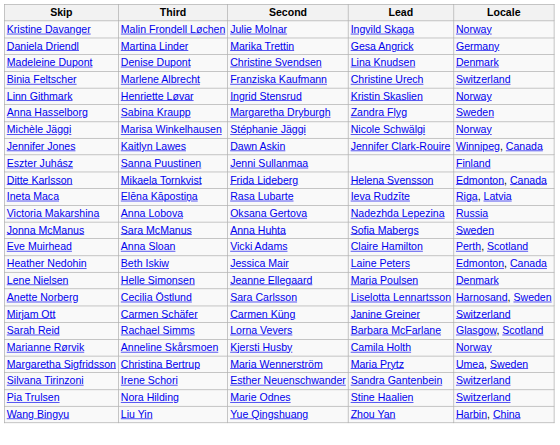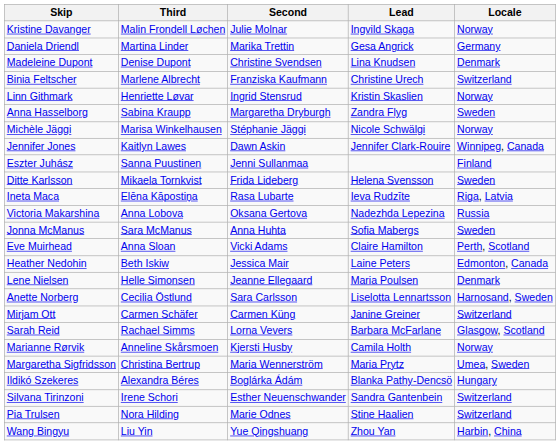(501, 180) Edmonton, Canada -> (476, 180) Sweden
+ row: (43, 381)
